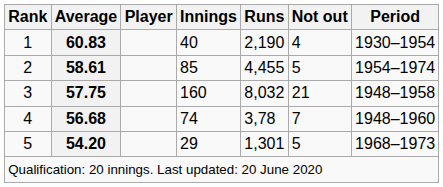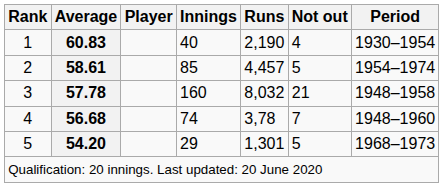(264, 67) 4,455 -> (264, 67) 4,457
(86, 93) 57.75 -> (86, 93) 57.78
